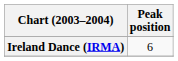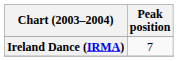(150, 46) 6 -> (150, 46) 7
